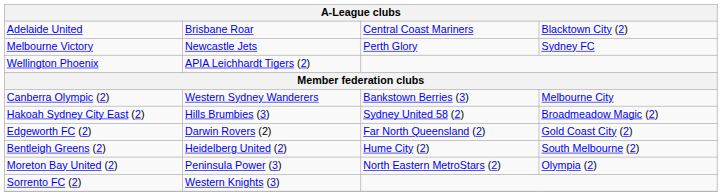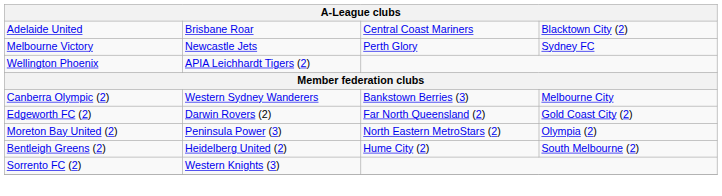- row: (76, 115)
rows swapped: (62, 166) <-> (56, 149)
